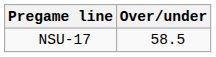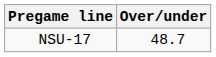(164, 40) 58.5 -> (164, 40) 48.7
